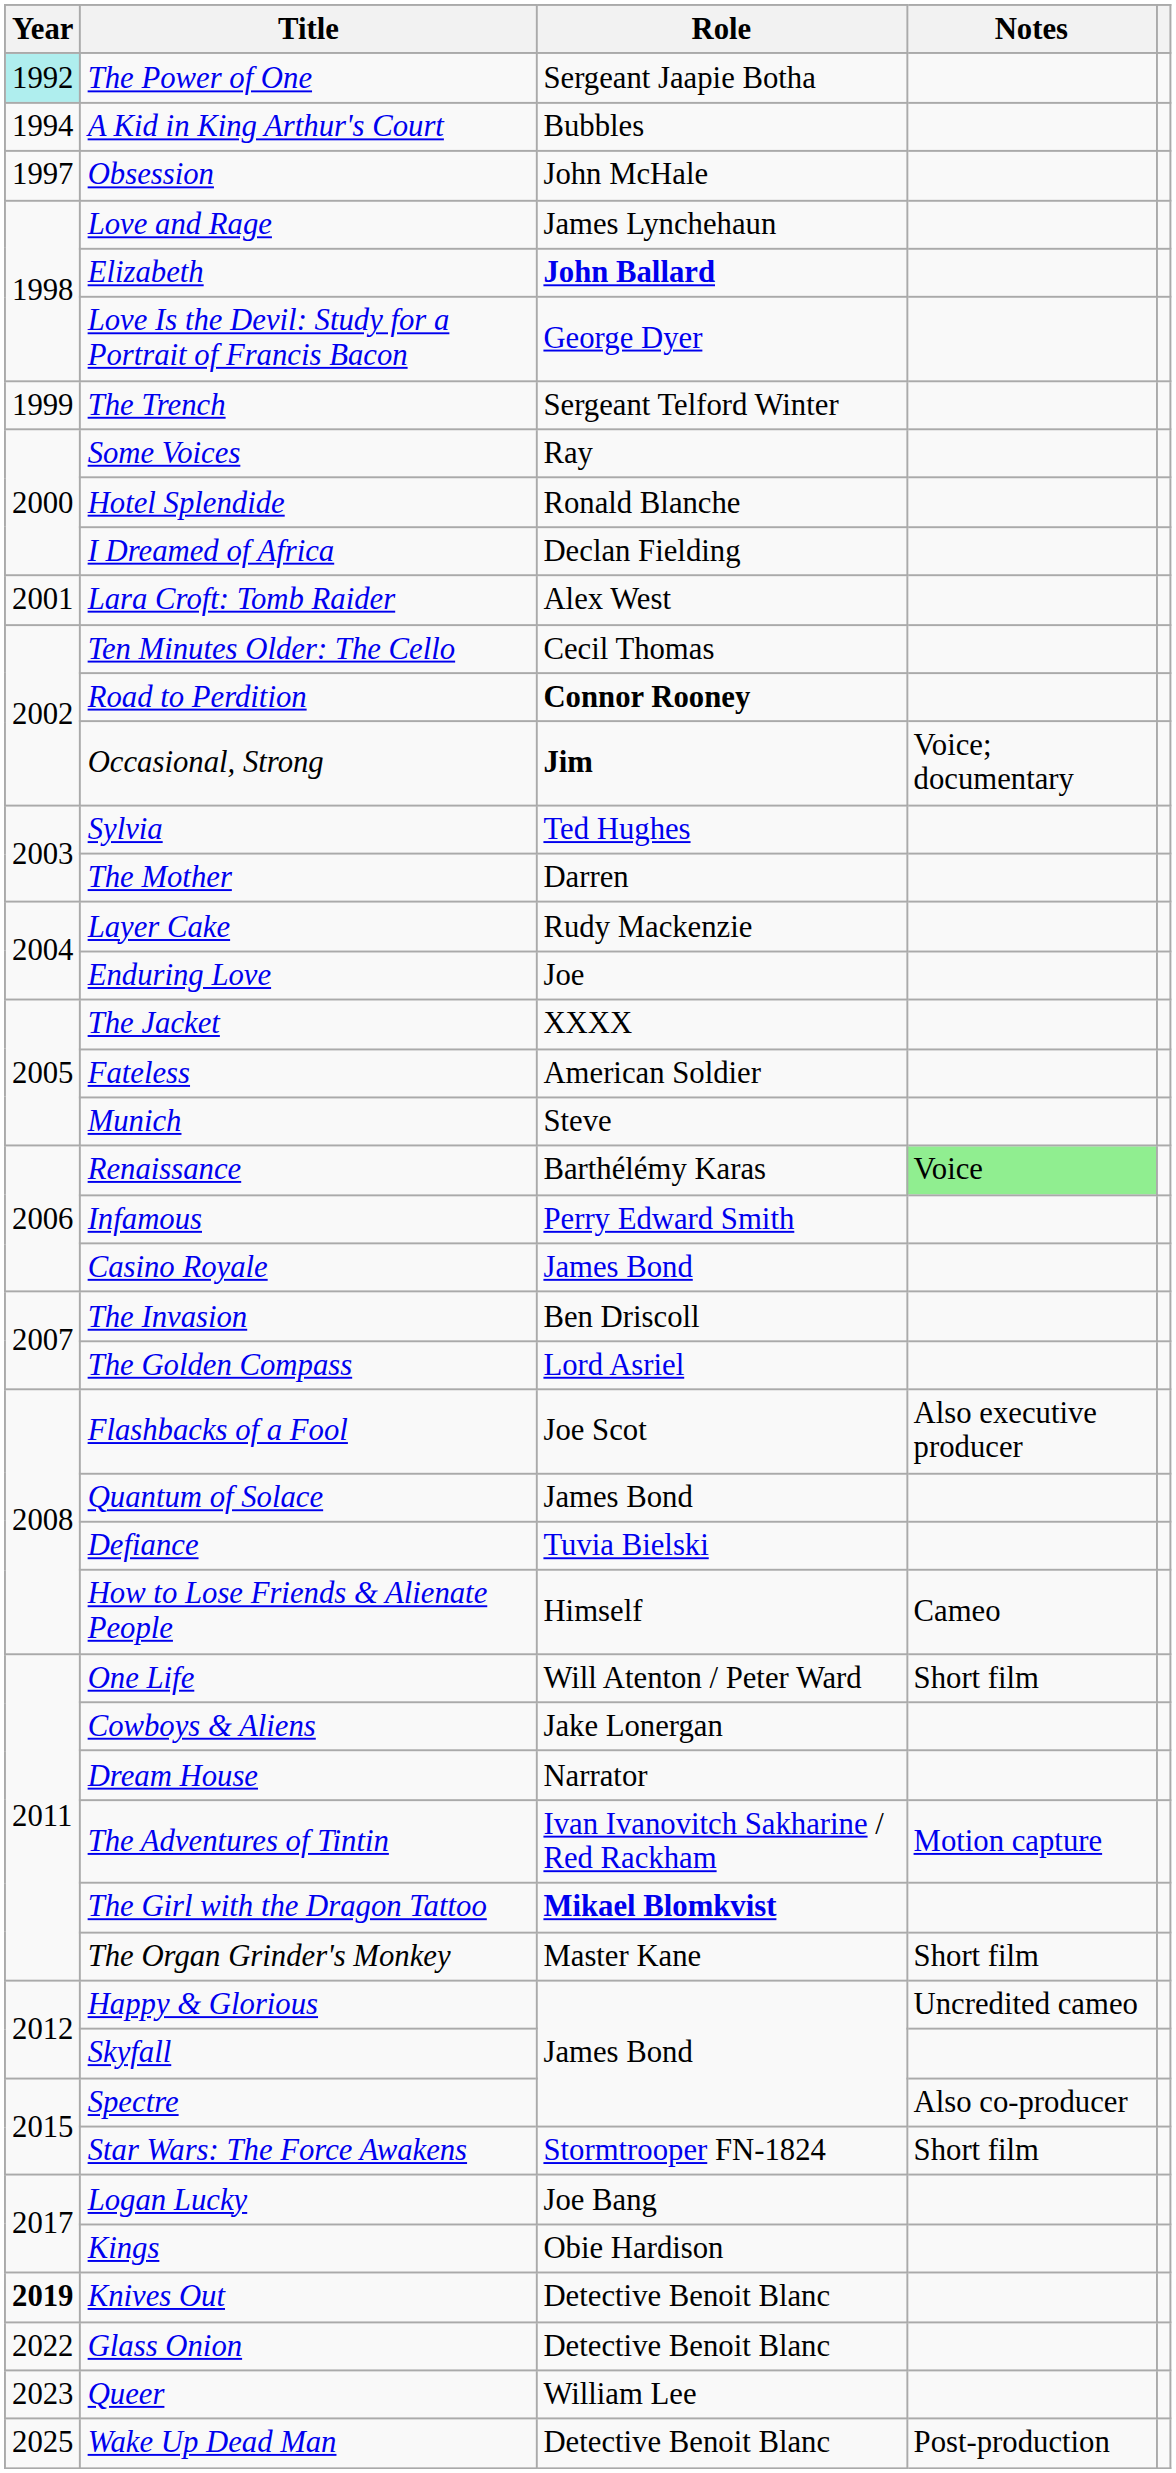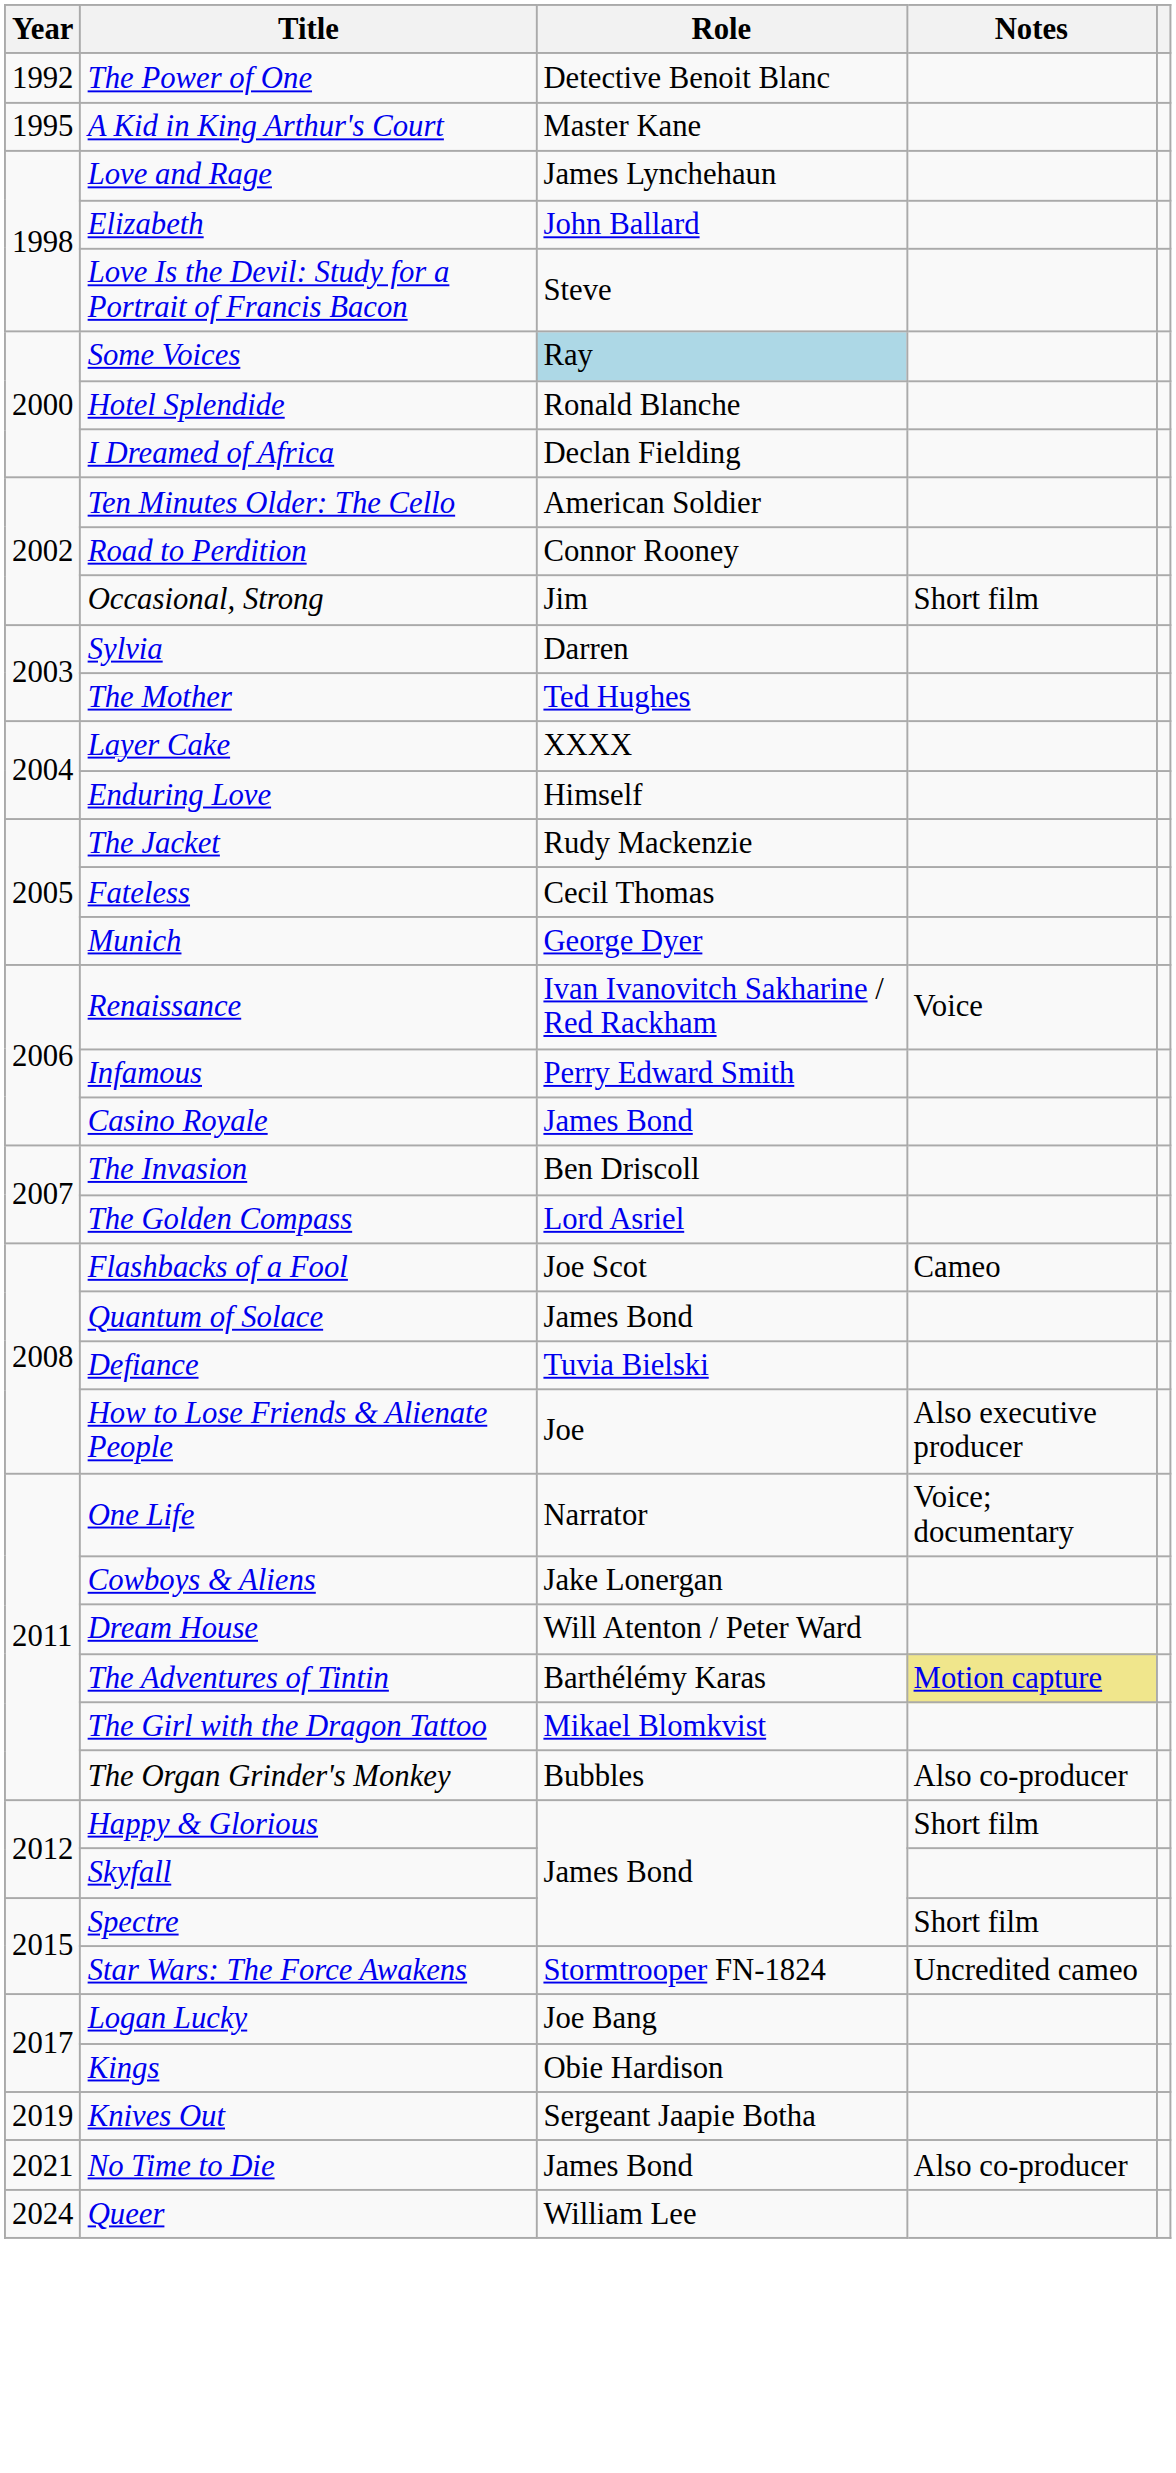(43, 77) paleturquoise background -> (43, 77) no background
(680, 77) Sergeant Jaapie Botha -> (687, 77) Detective Benoit Blanc
(43, 126) 1994 -> (43, 126) 1995
(594, 126) Bubbles -> (622, 126) Master Kane
- row: (151, 175)
(629, 272) bold -> (622, 223) normal
(623, 338) George Dyer -> (578, 289) Steve
- row: (157, 404)
(568, 453) no background -> (568, 355) lightblue background
- row: (241, 599)
(629, 648) Cecil Thomas -> (652, 501) American Soldier
(647, 696) bold -> (641, 550) normal
(568, 762) bold -> (566, 599) normal
(994, 762) Voice; documentary -> (976, 599) Short film
(617, 828) Ted Hughes -> (586, 648) Darren
(586, 877) Darren -> (617, 696) Ted Hughes
(648, 926) Rudy Mackenzie -> (588, 745) XXXX
(564, 974) Joe -> (593, 794) Himself
(588, 1023) XXXX -> (648, 842) Rudy Mackenzie
(652, 1072) American Soldier -> (629, 891) Cecil Thomas
(578, 1121) Steve -> (623, 940) George Dyer
(655, 1169) Barthélémy Karas -> (714, 1006) Ivan Ivanovitch Sakharine / Red Rackham
(948, 1169) lightgreen background -> (948, 1006) no background
(1005, 1430) Also executive producer -> (957, 1267) Cameo
(593, 1611) Himself -> (564, 1430) Joe
(957, 1611) Cameo -> (1005, 1430) Also executive producer
(703, 1677) Will Atenton / Peter Ward -> (595, 1513) Narrator
(976, 1677) Short film -> (994, 1513) Voice; documentary
(595, 1774) Narrator -> (703, 1628) Will Atenton / Peter Ward
(714, 1840) Ivan Ivanovitch Sakharine / Red Rackham -> (655, 1677) Barthélémy Karas
(1008, 1840) no background -> (1008, 1677) khaki background
(660, 1906) bold -> (655, 1726) normal
(622, 1955) Master Kane -> (594, 1774) Bubbles
(976, 1955) Short film -> (1021, 1774) Also co-producer
(1026, 2004) Uncredited cameo -> (976, 1823) Short film
(1021, 2101) Also co-producer -> (976, 1921) Short film
(976, 2150) Short film -> (1026, 1969) Uncredited cameo
(43, 2296) bold -> (43, 2115) normal
(687, 2296) Detective Benoit Blanc -> (680, 2115) Sergeant Jaapie Botha
+ row: (181, 2164)
- row: (165, 2345)
(43, 2394) 2023 -> (43, 2213) 2024
- row: (212, 2442)
